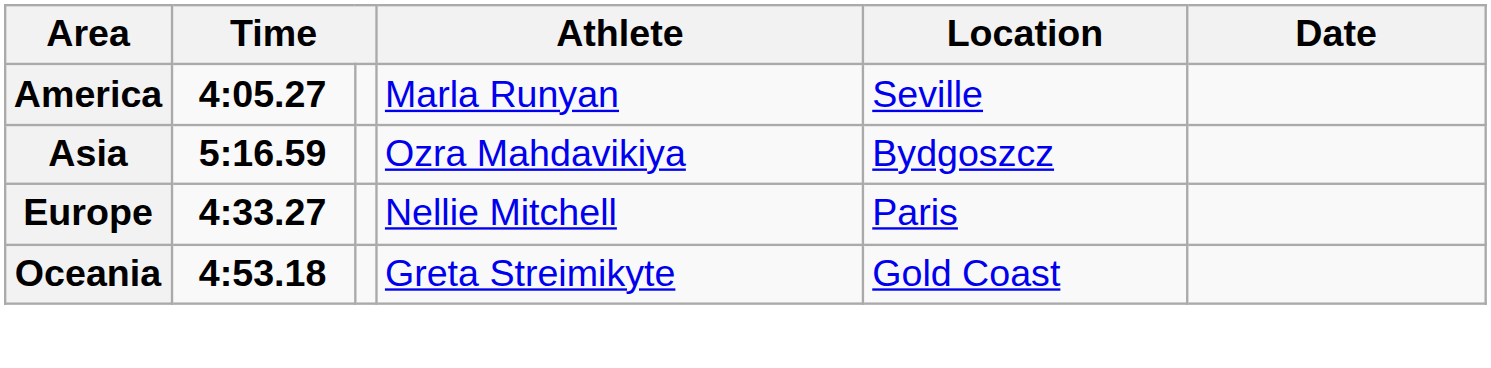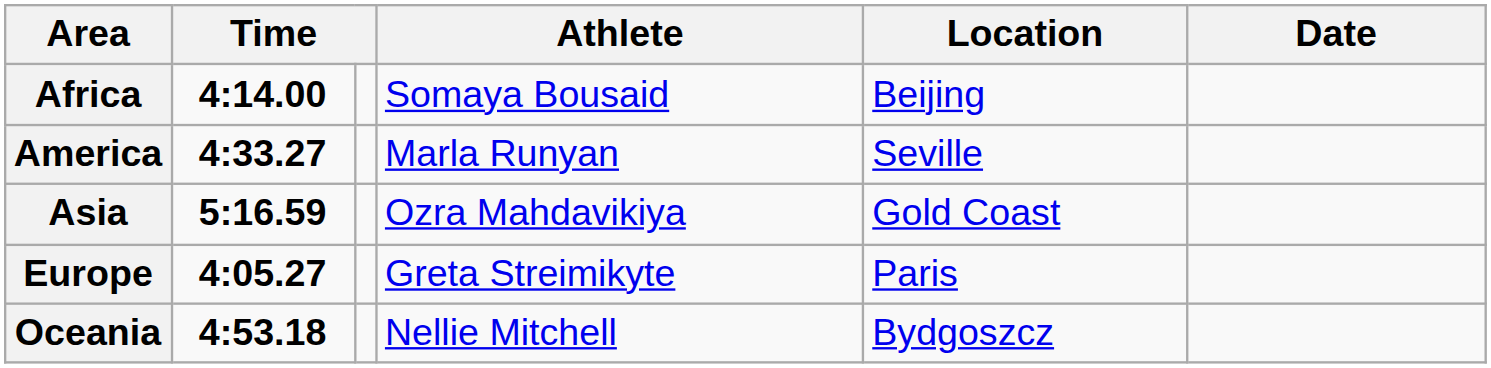+ row: (88, 93)
(263, 93) 4:05.27 -> (263, 153) 4:33.27
(963, 153) Bydgoszcz -> (966, 213) Gold Coast
(263, 213) 4:33.27 -> (263, 272) 4:05.27
(501, 213) Nellie Mitchell -> (530, 272) Greta Streimikyte
(530, 272) Greta Streimikyte -> (501, 332) Nellie Mitchell
(966, 272) Gold Coast -> (963, 332) Bydgoszcz
